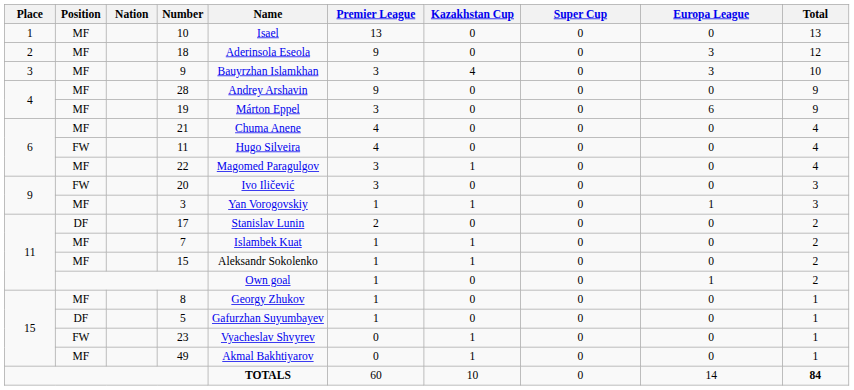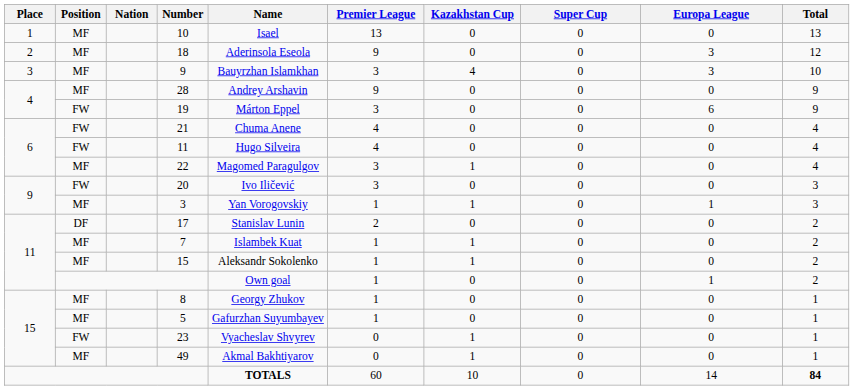(81, 109) MF -> (81, 109) FW
(81, 128) MF -> (81, 128) FW
(81, 318) DF -> (81, 318) MF
